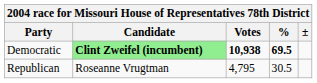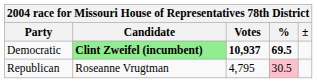(245, 50) 10,938 -> (245, 50) 10,937
(282, 68) no background -> (282, 68) pink background
